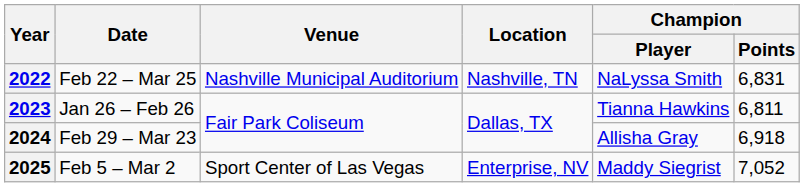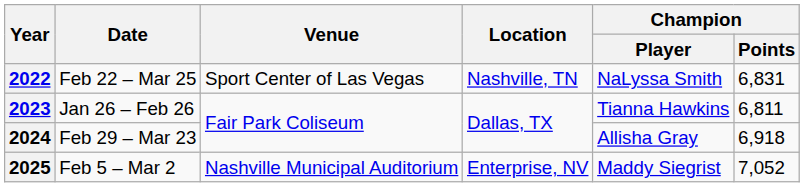(332, 79) Nashville Municipal Auditorium -> (315, 79) Sport Center of Las Vegas
(315, 168) Sport Center of Las Vegas -> (332, 168) Nashville Municipal Auditorium
